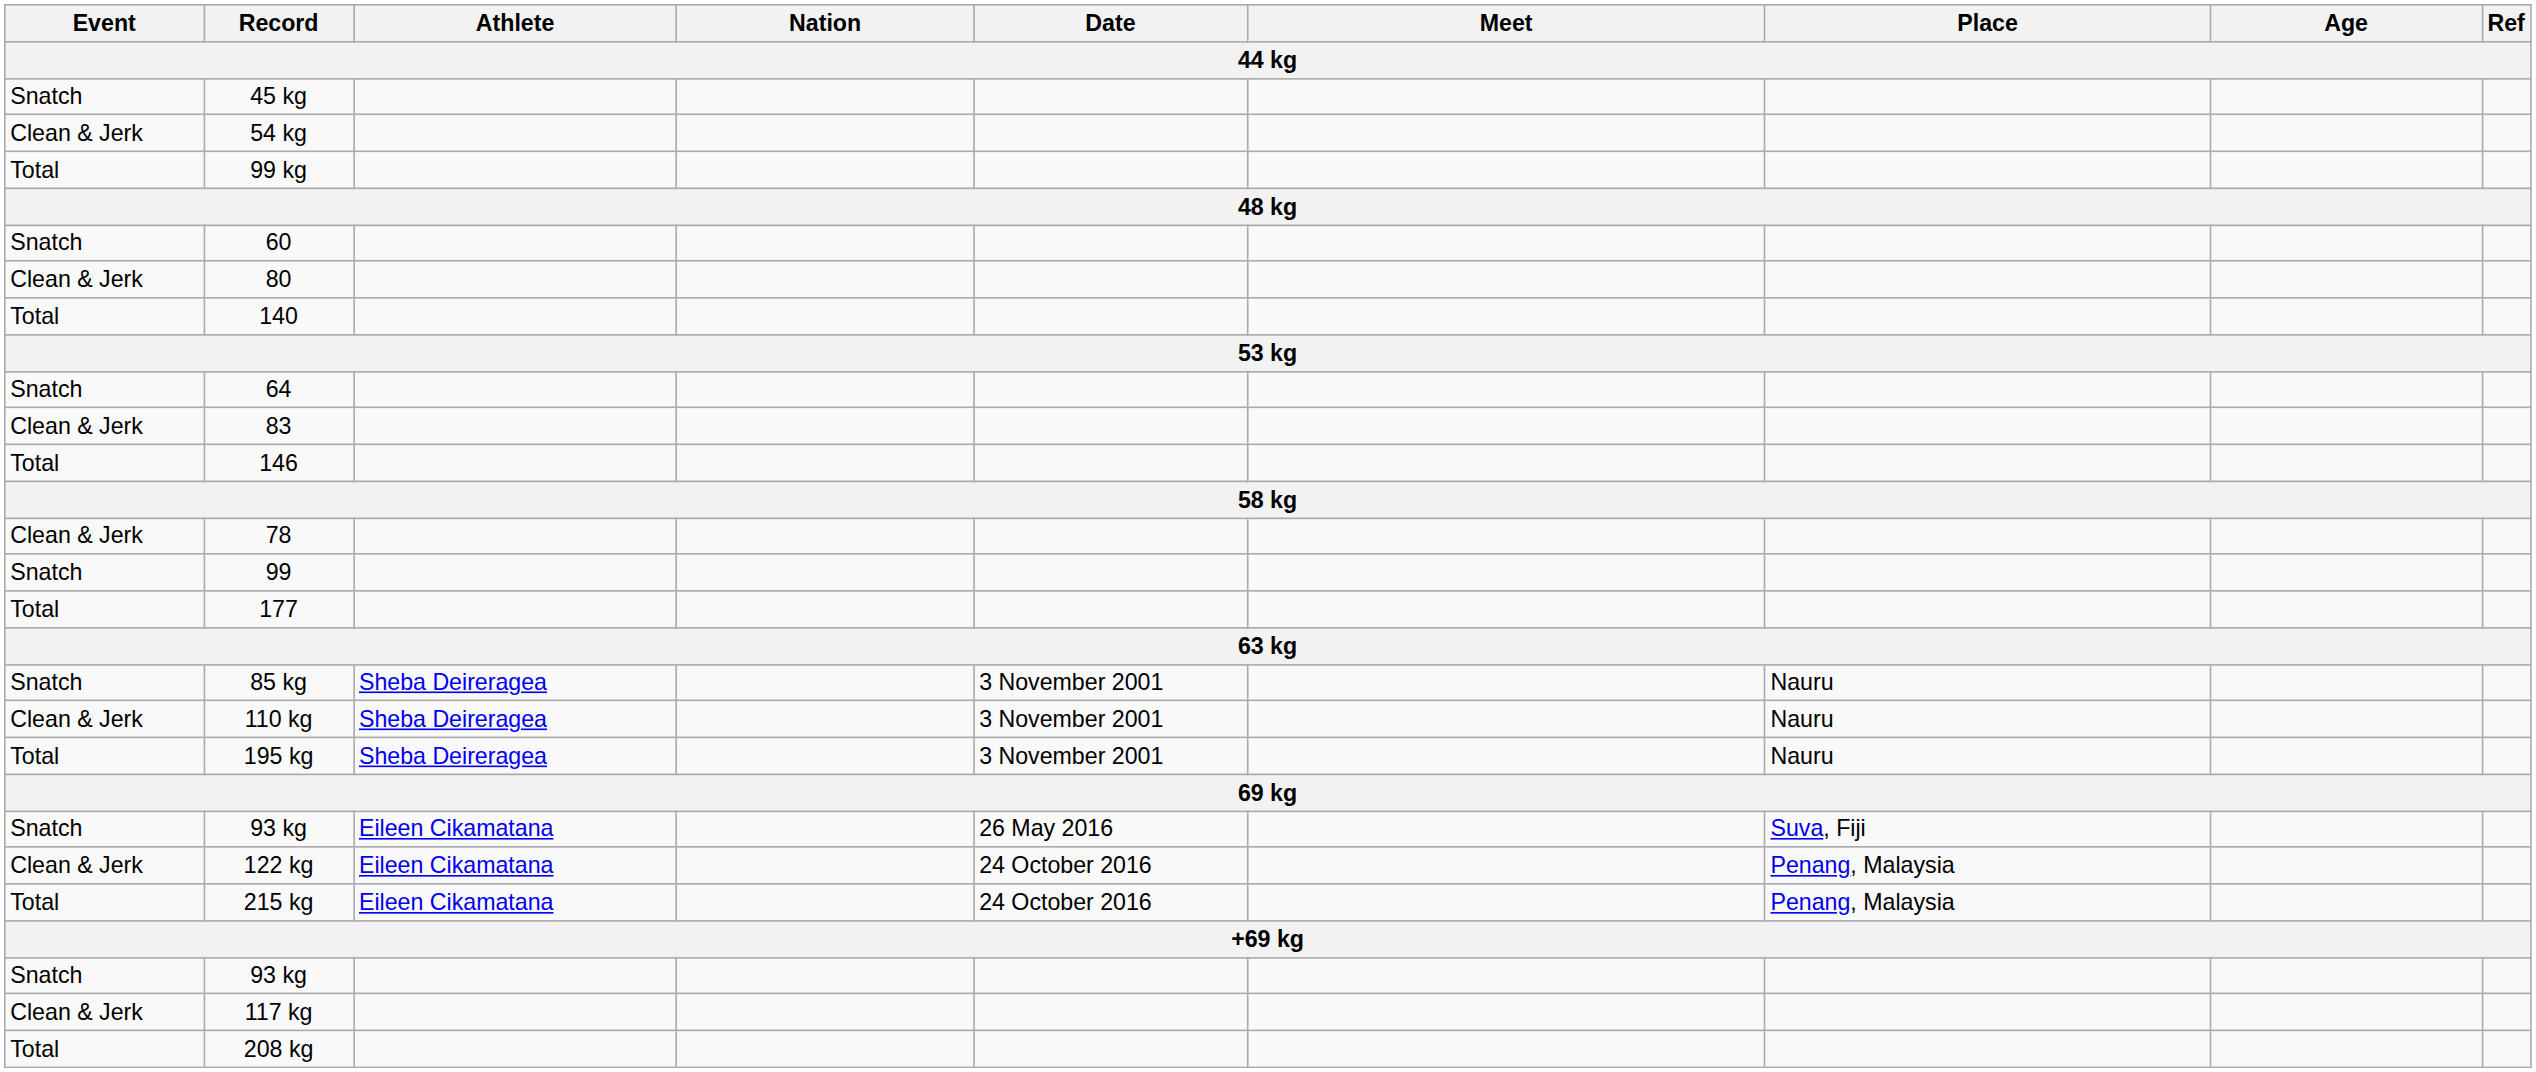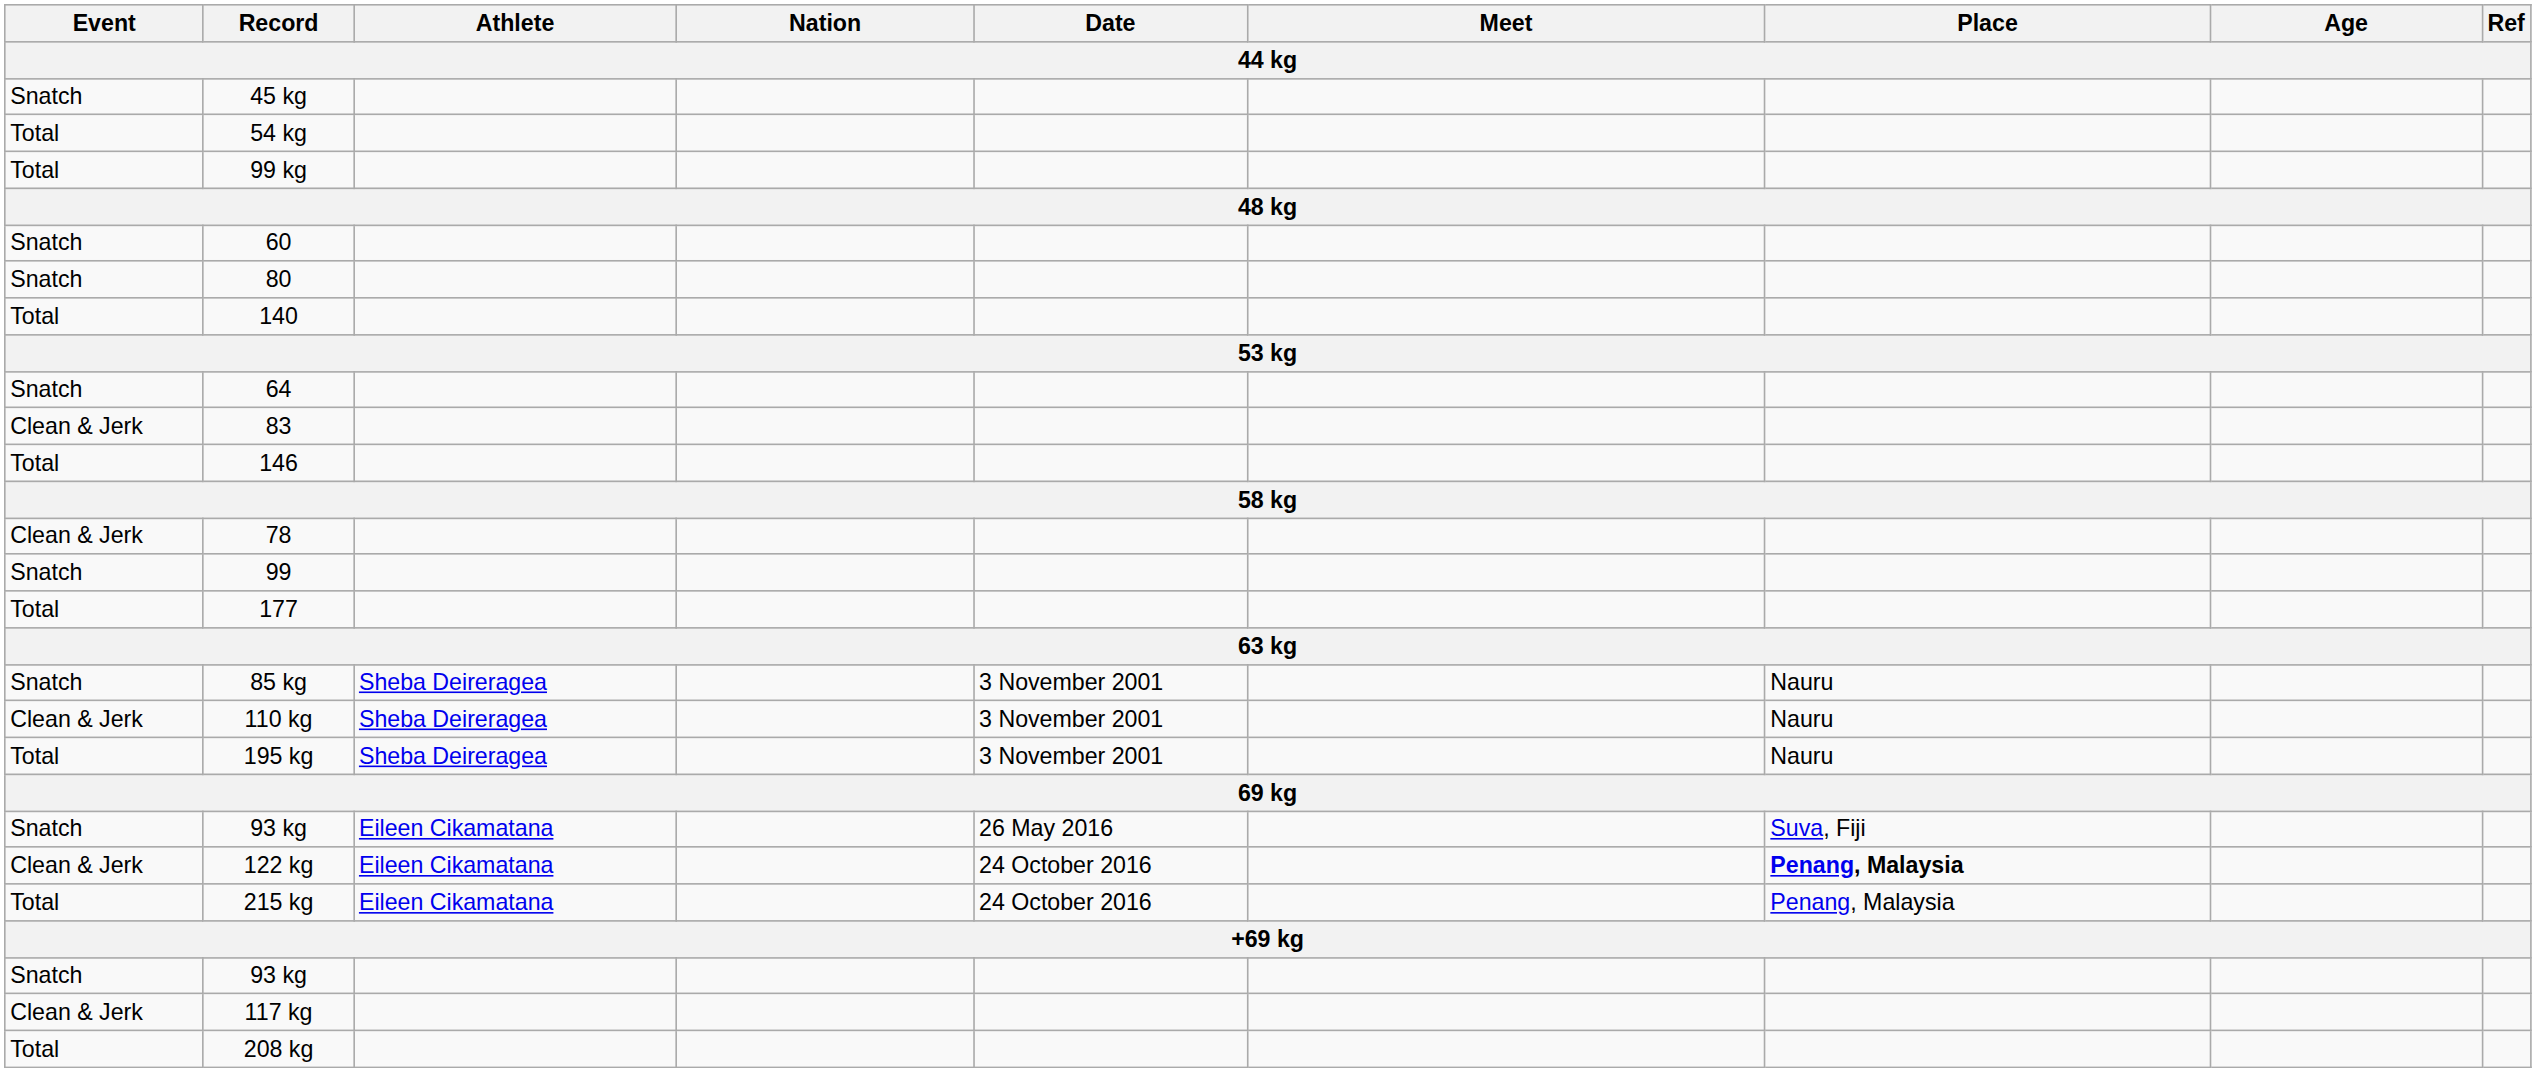(77, 133) Clean & Jerk -> (35, 133) Total
(77, 280) Clean & Jerk -> (46, 280) Snatch
(1863, 866) normal -> (1867, 866) bold
